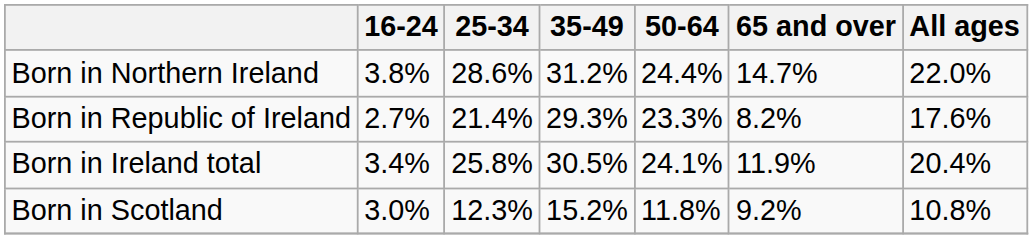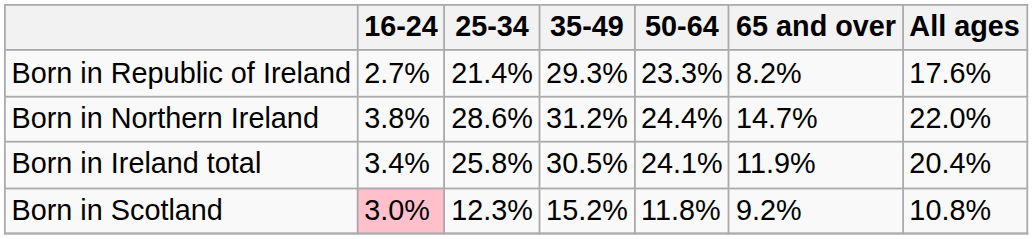rows swapped: (181, 118) <-> (165, 73)
(397, 210) no background -> (397, 210) pink background
